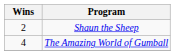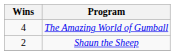rows swapped: (106, 43) <-> (106, 27)
